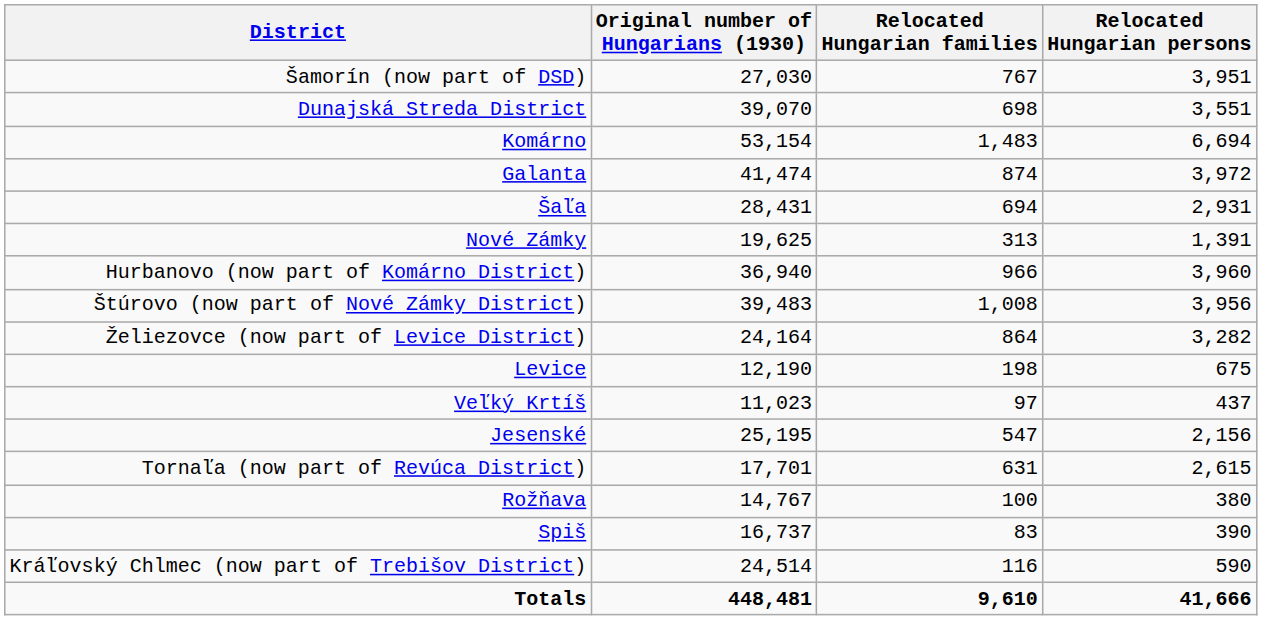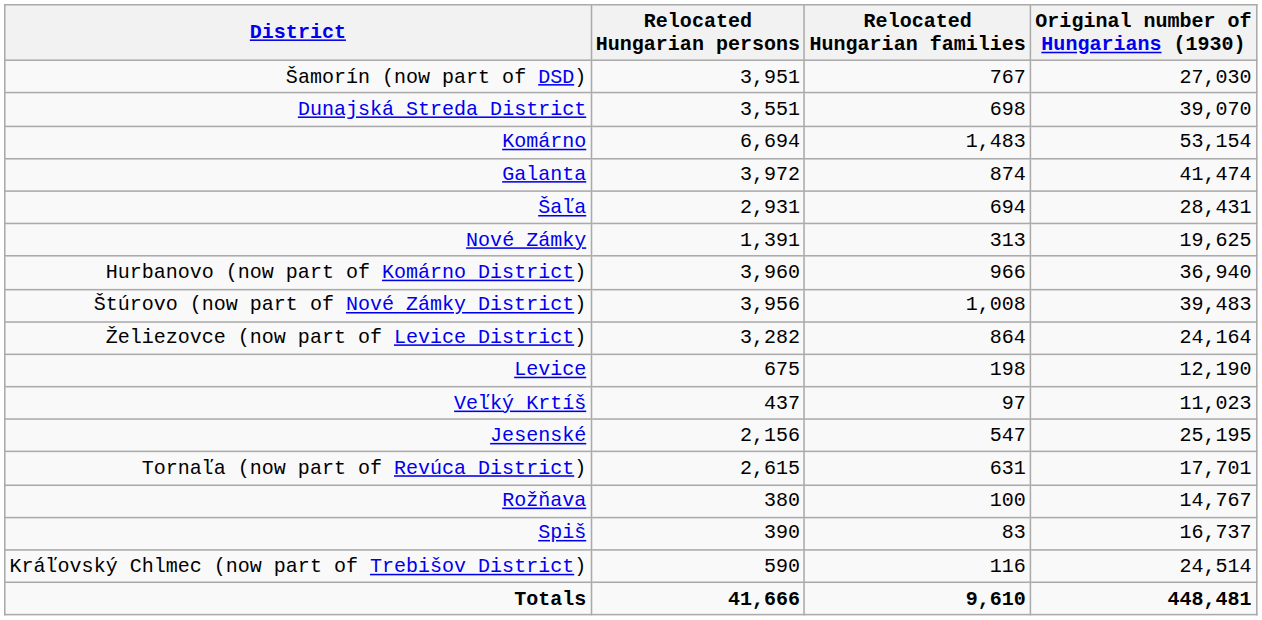columns swapped: (704, 33) <-> (1149, 33)
